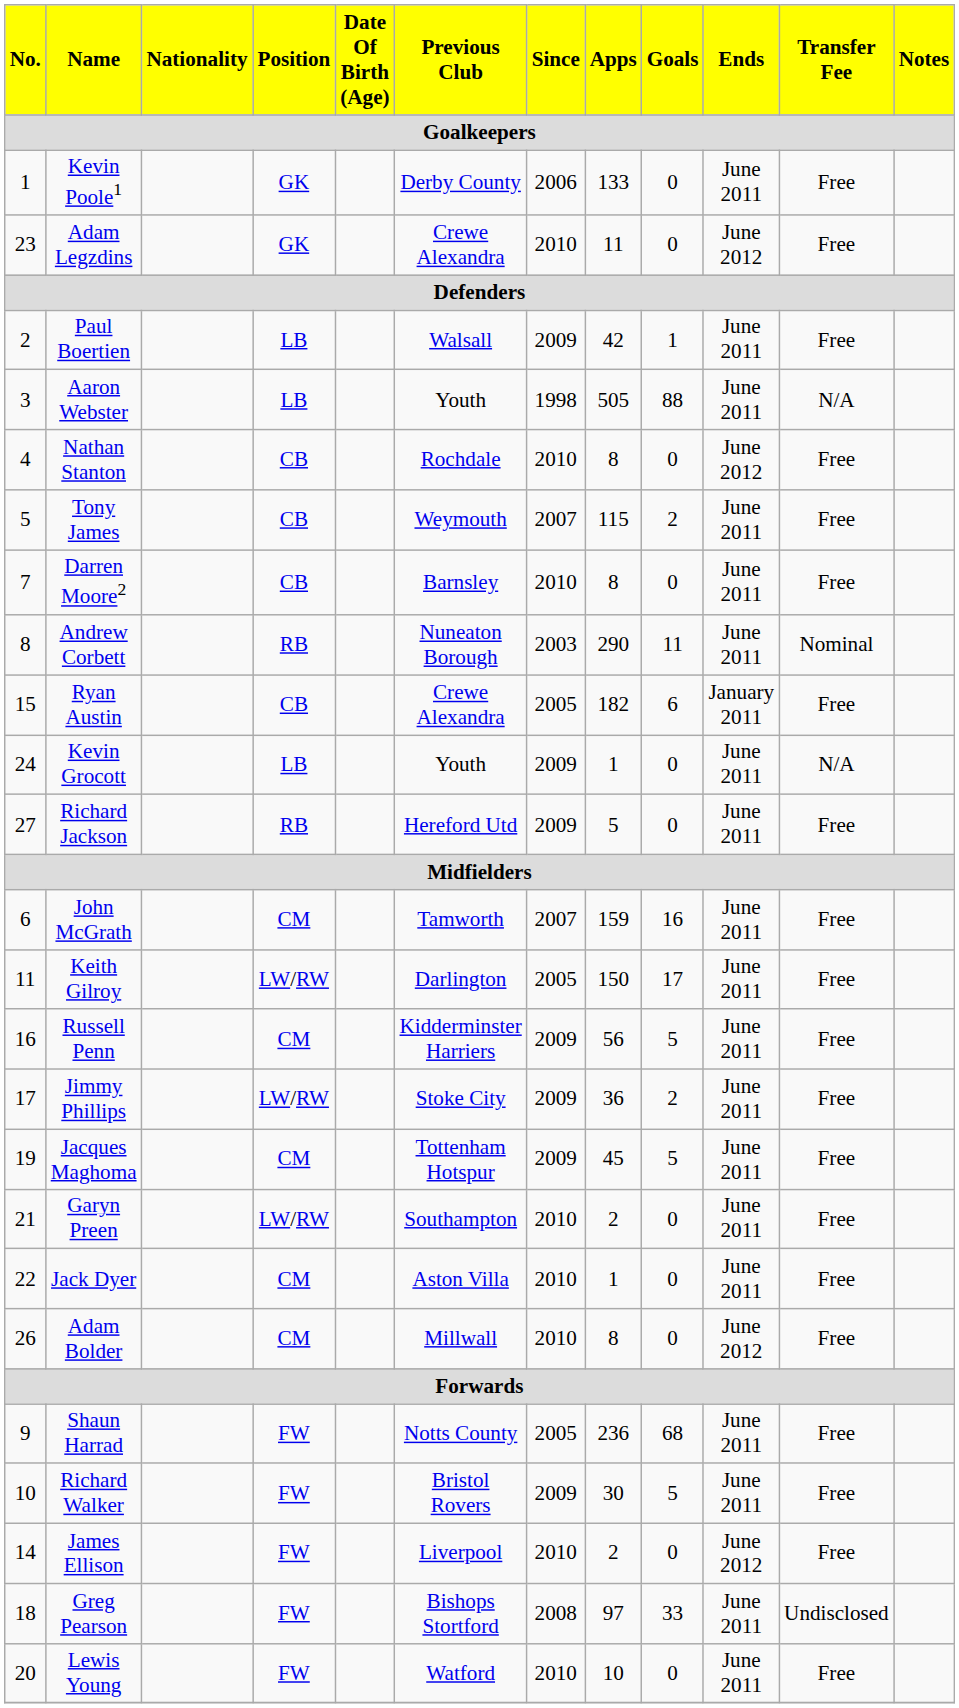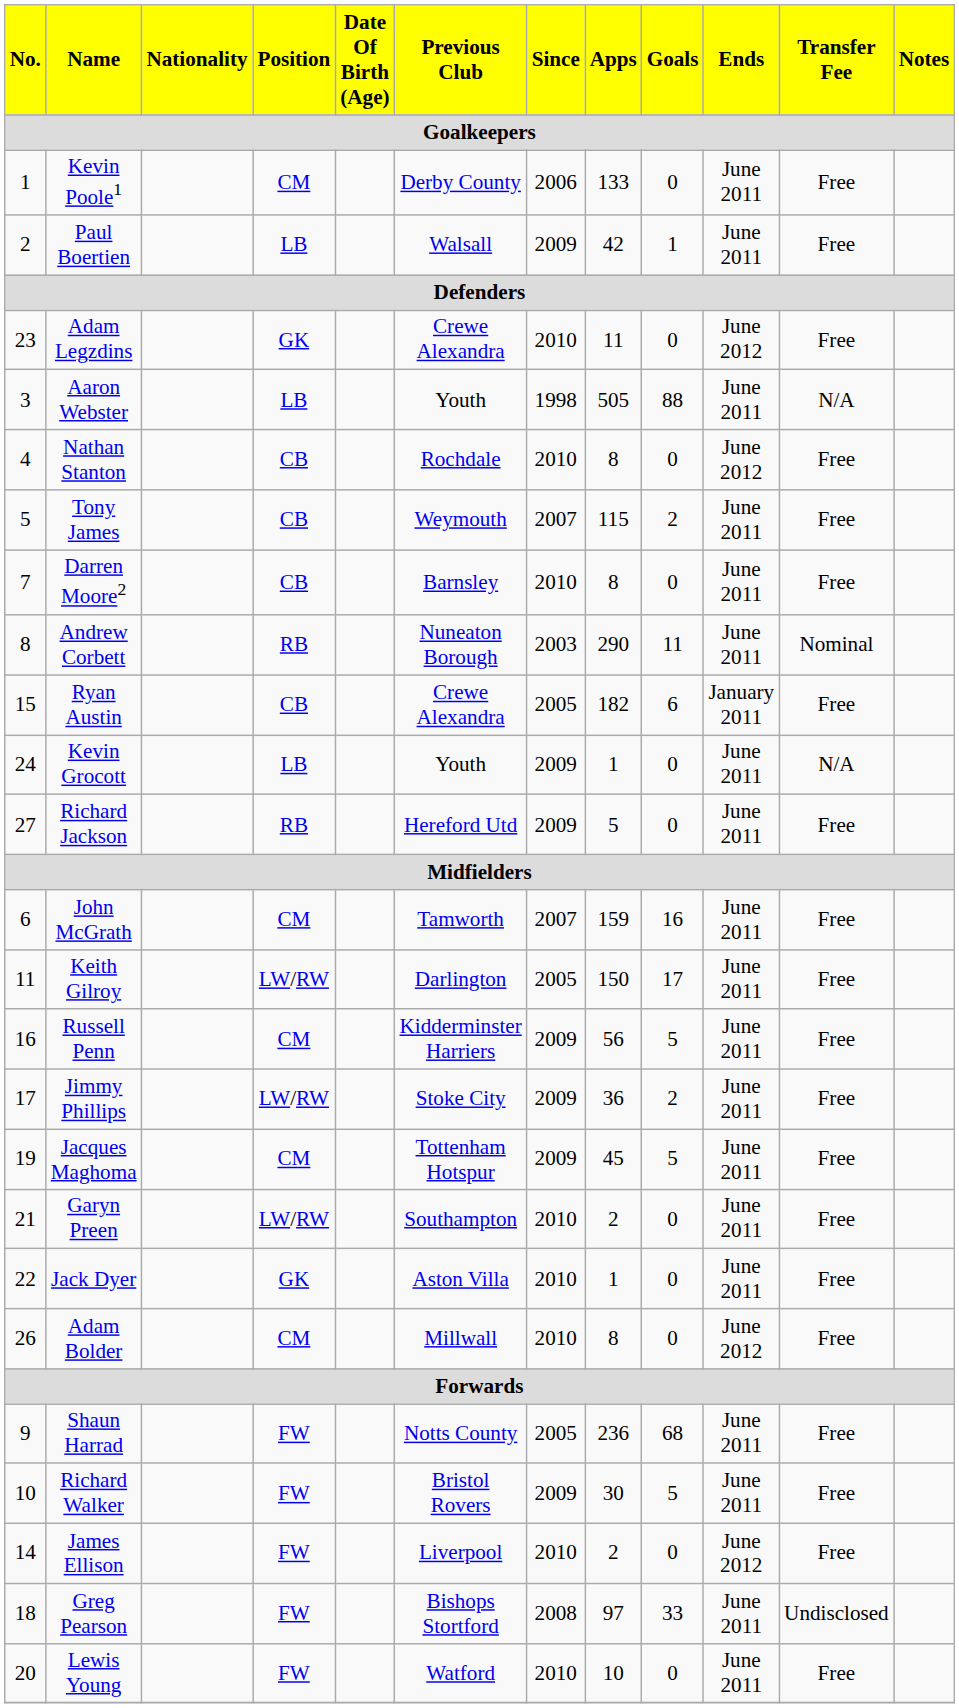(294, 182) GK -> (294, 182) CM
rows swapped: (94, 245) <-> (94, 339)
(294, 1278) CM -> (294, 1278) GK
